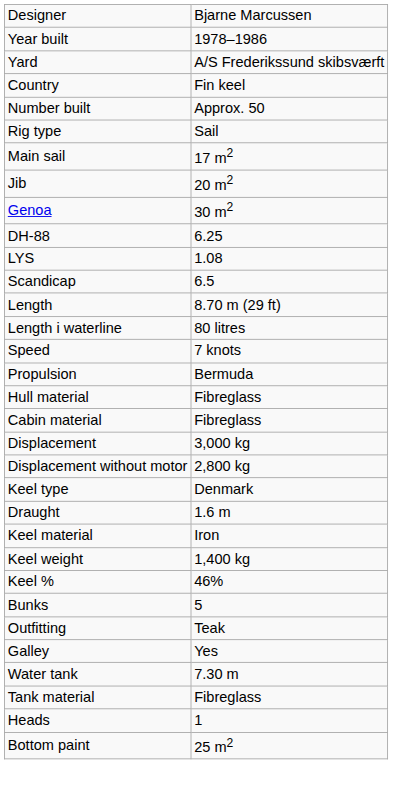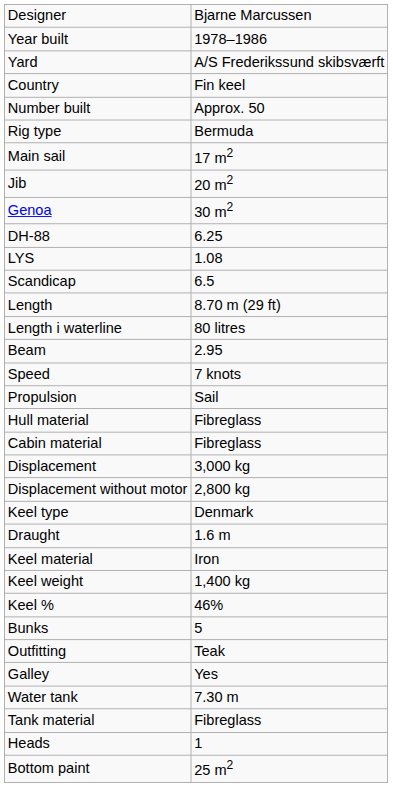(206, 131) Sail -> (224, 131) Bermuda
+ row: (27, 351)
(224, 374) Bermuda -> (206, 397) Sail
